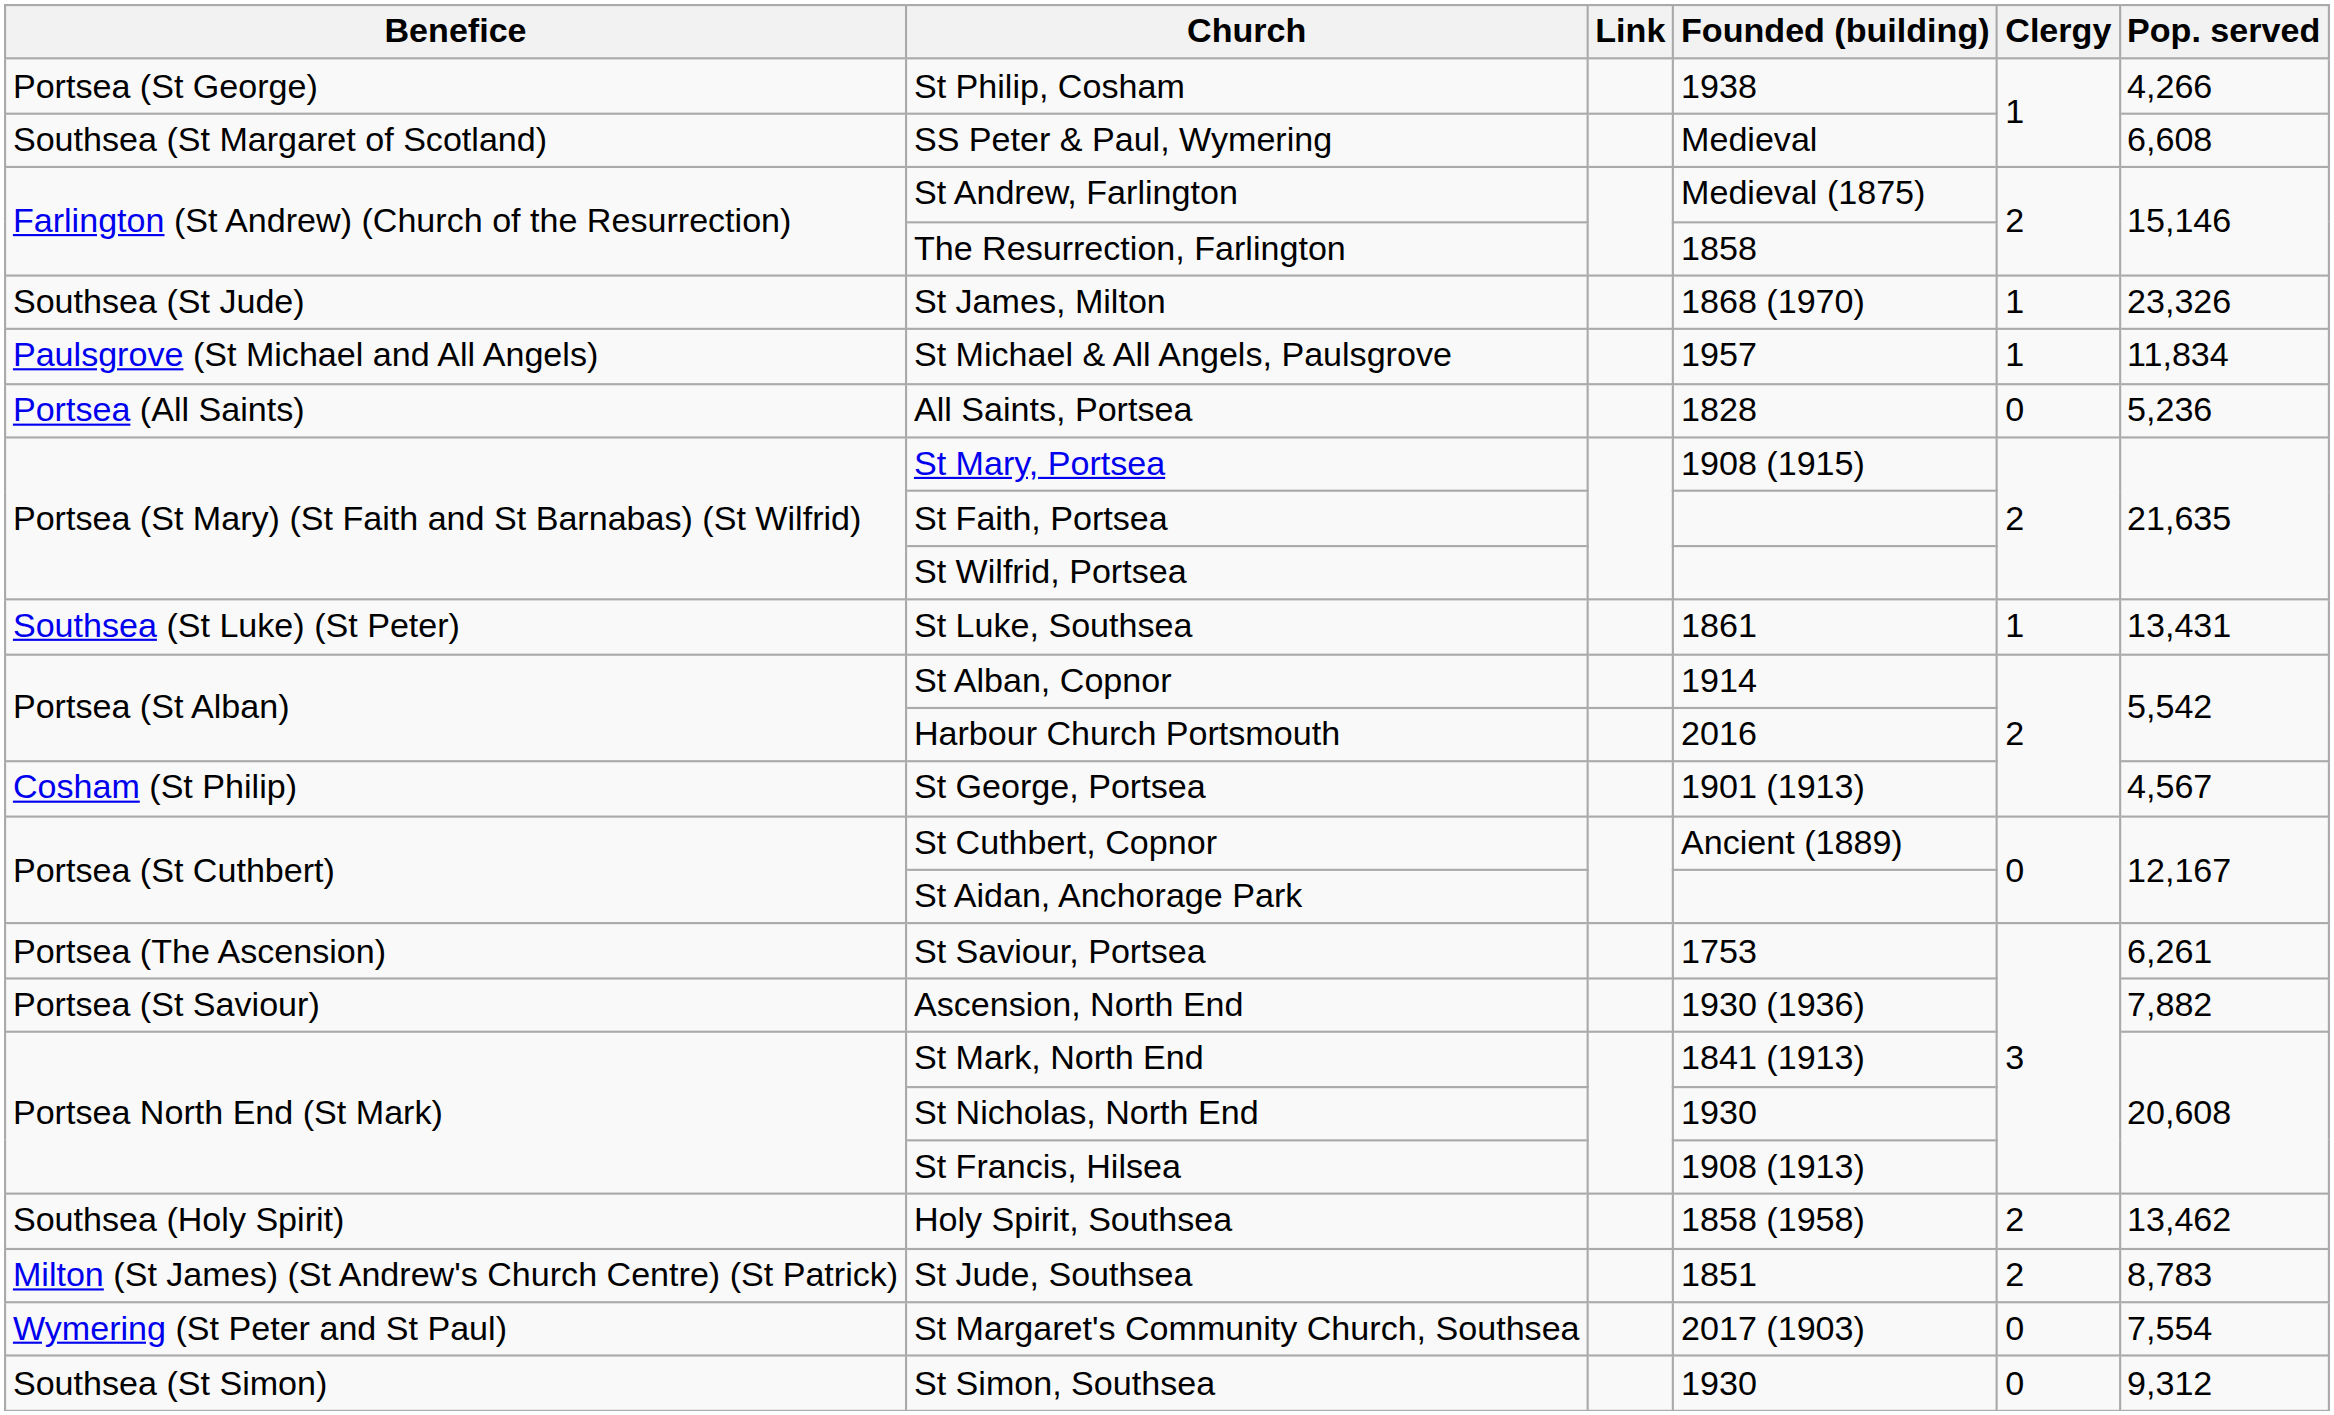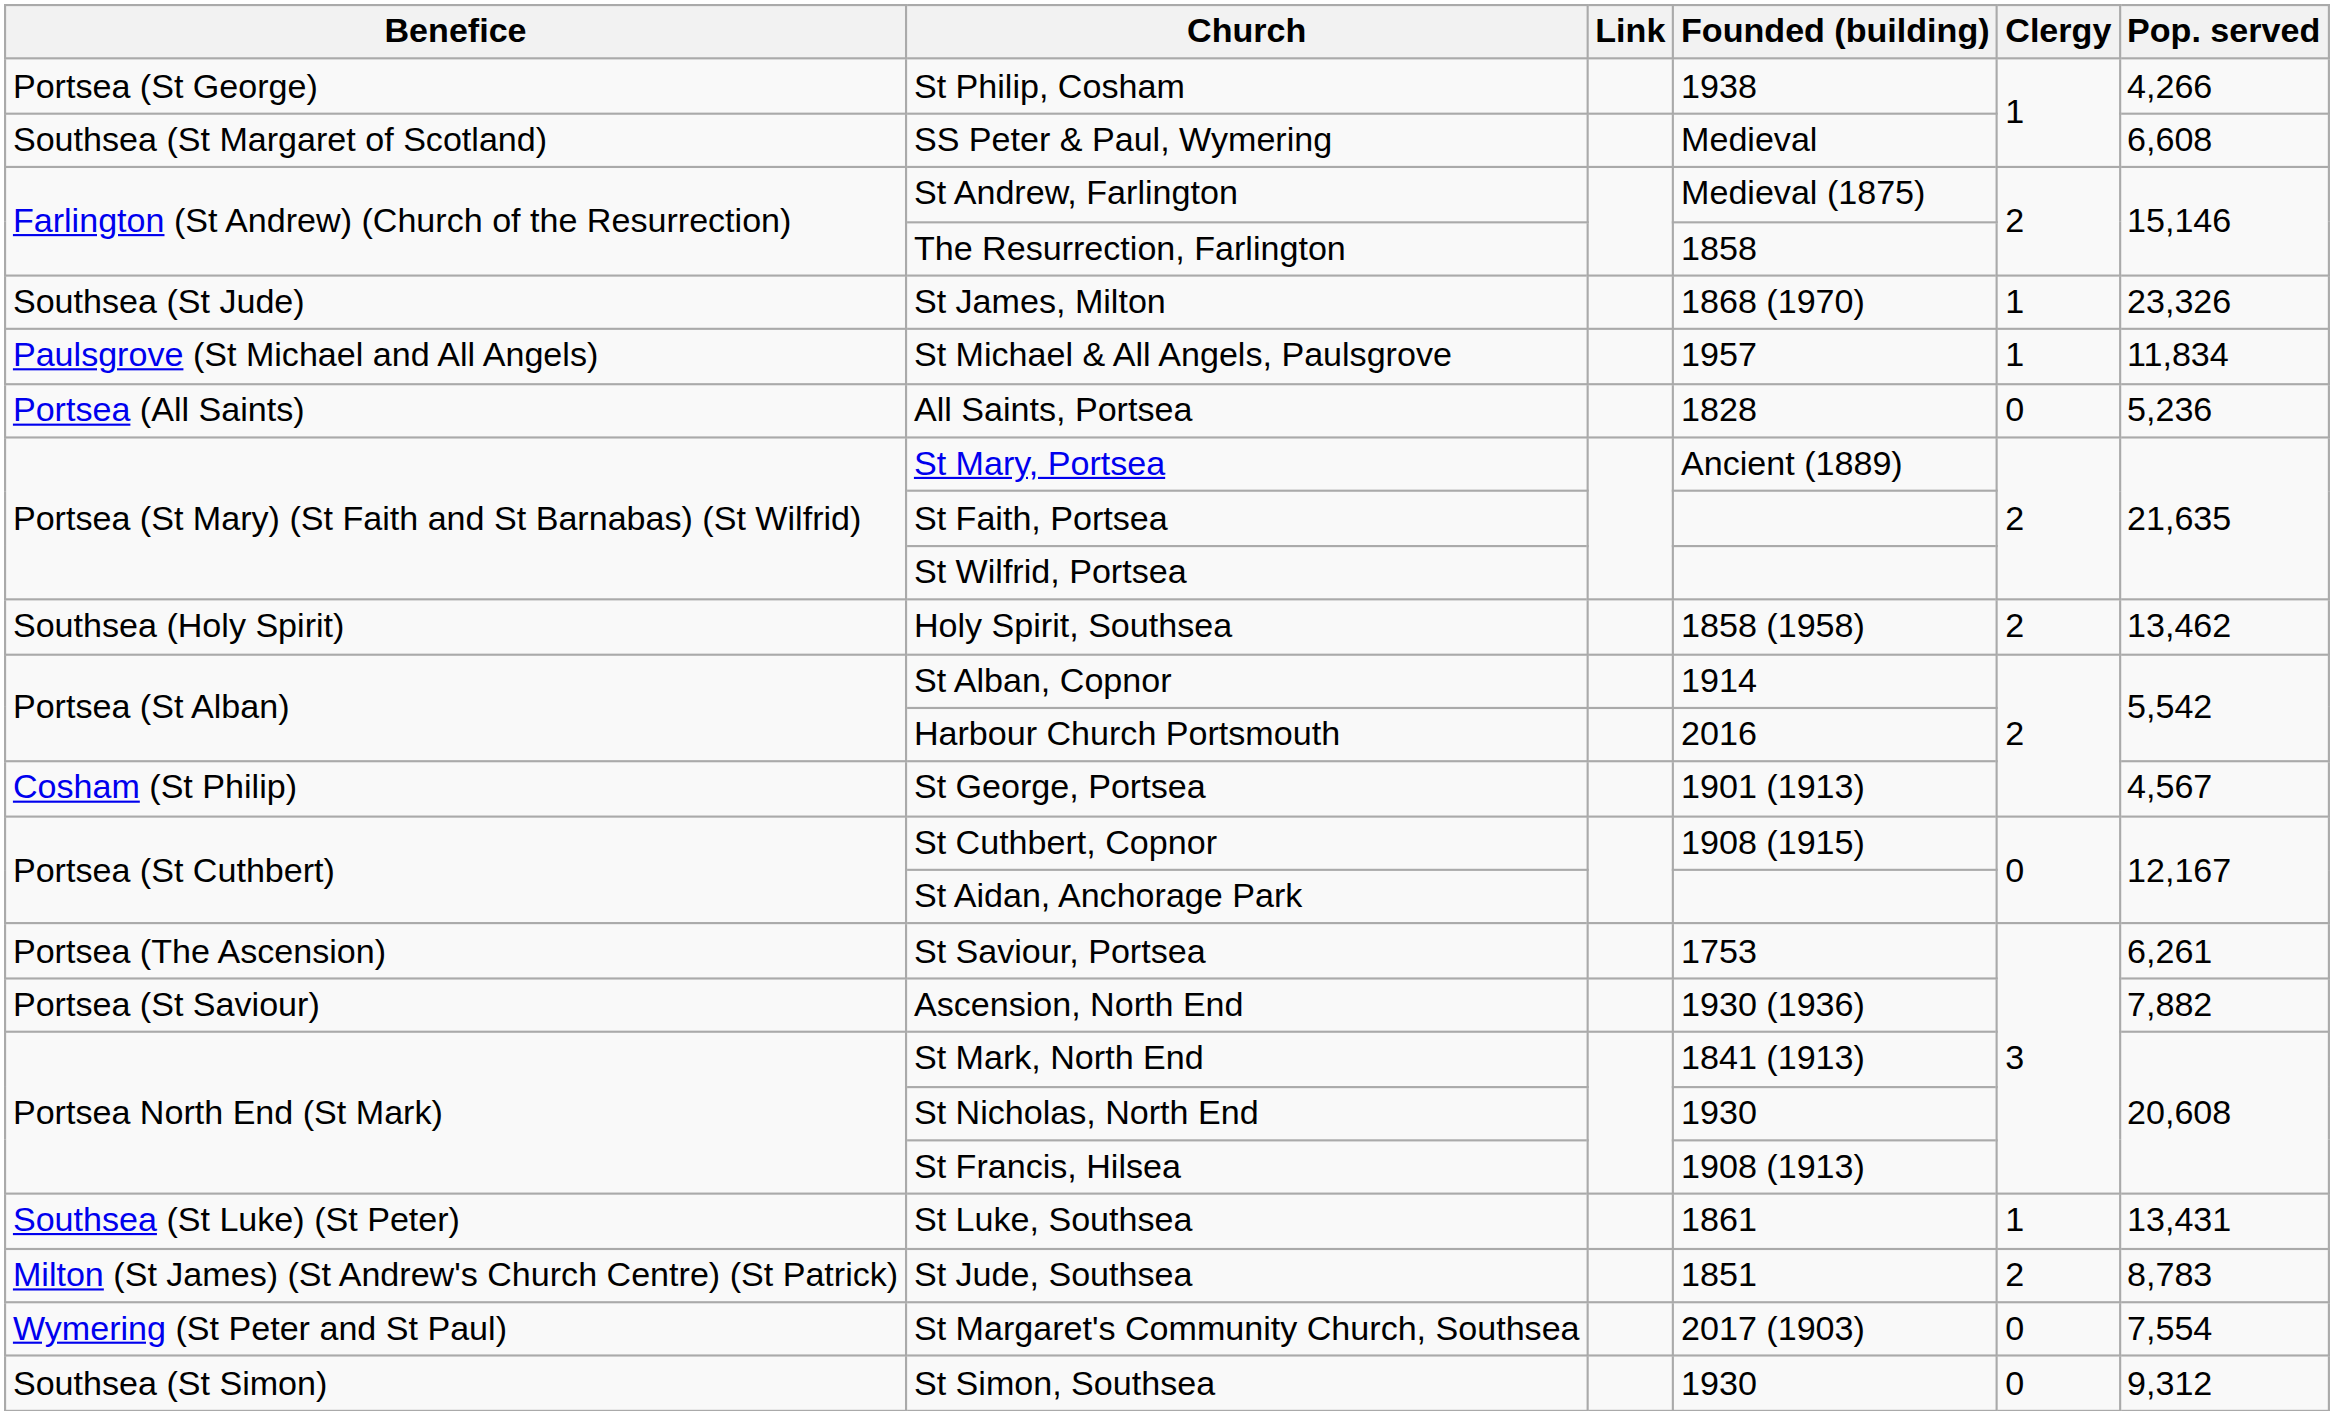(1773, 463) 1908 (1915) -> (1792, 463) Ancient (1889)
rows swapped: (1053, 626) <-> (1073, 1220)
(1792, 842) Ancient (1889) -> (1773, 842) 1908 (1915)
